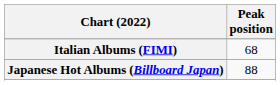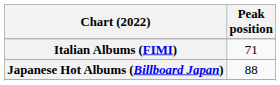(251, 49) 68 -> (251, 49) 71
